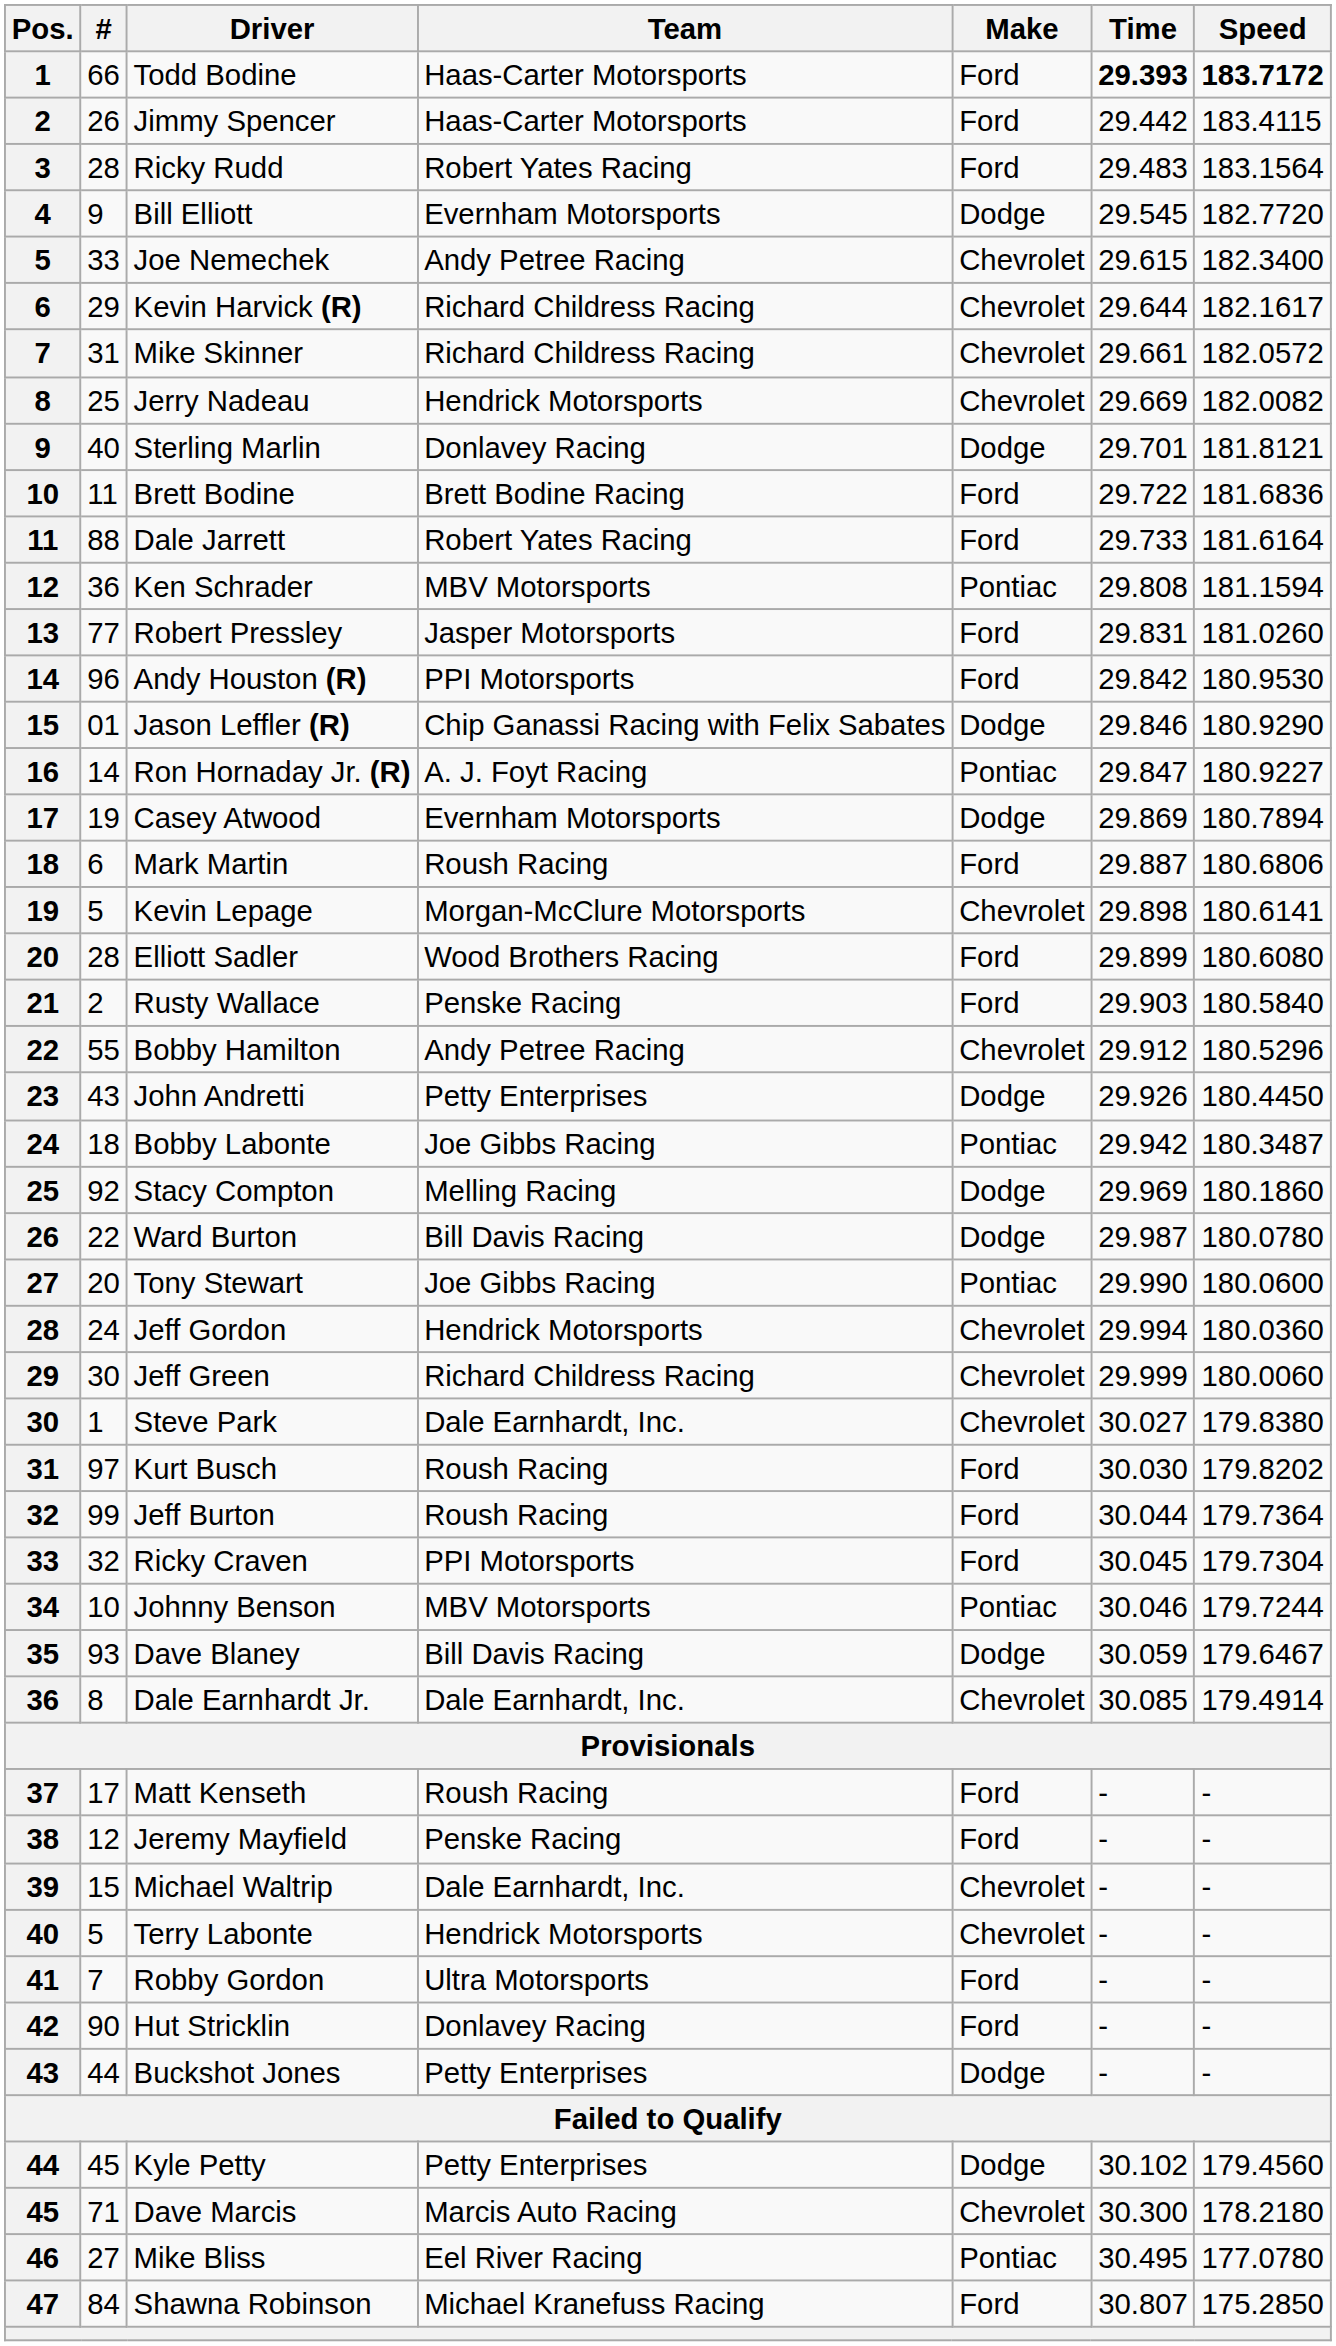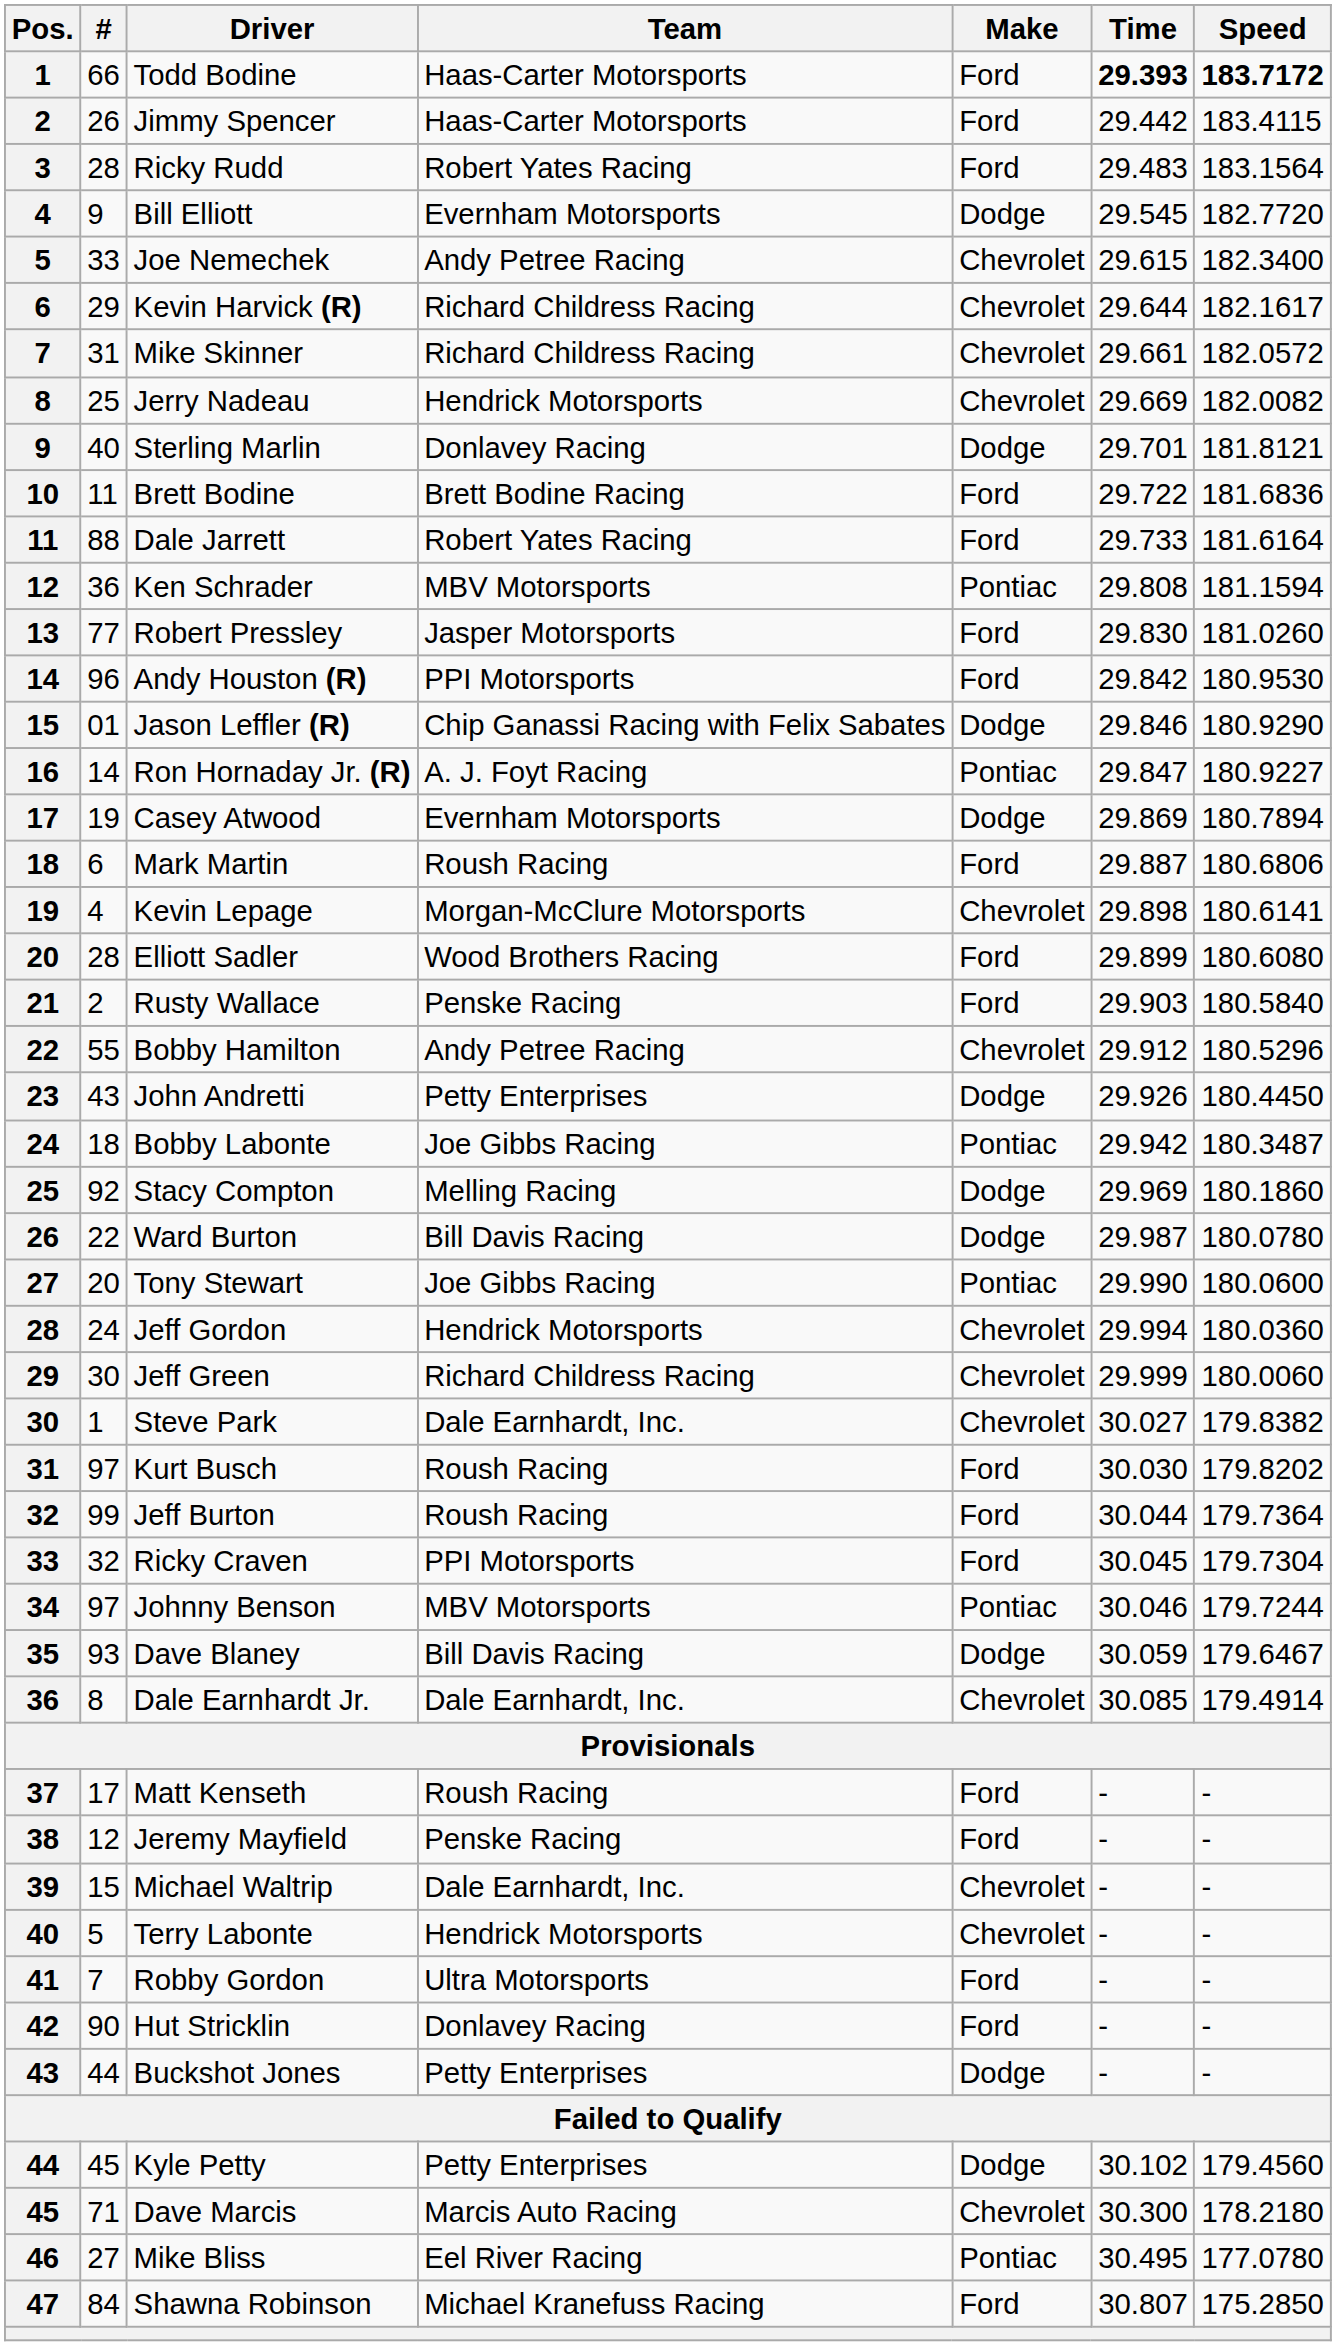(1143, 632) 29.831 -> (1143, 632) 29.830
(95, 911) 5 -> (95, 911) 4
(1263, 1422) 179.8380 -> (1263, 1422) 179.8382
(104, 1607) 10 -> (104, 1607) 97
